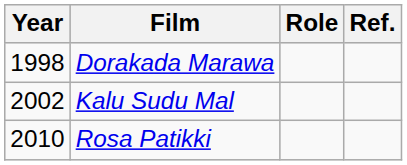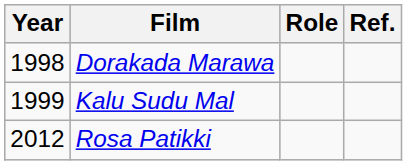(37, 100) 2002 -> (37, 100) 1999
(37, 139) 2010 -> (37, 139) 2012
